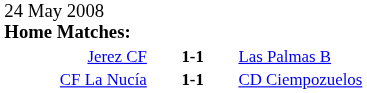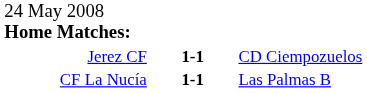(285, 56) Las Palmas B -> (300, 56) CD Ciempozuelos
(300, 79) CD Ciempozuelos -> (285, 79) Las Palmas B
